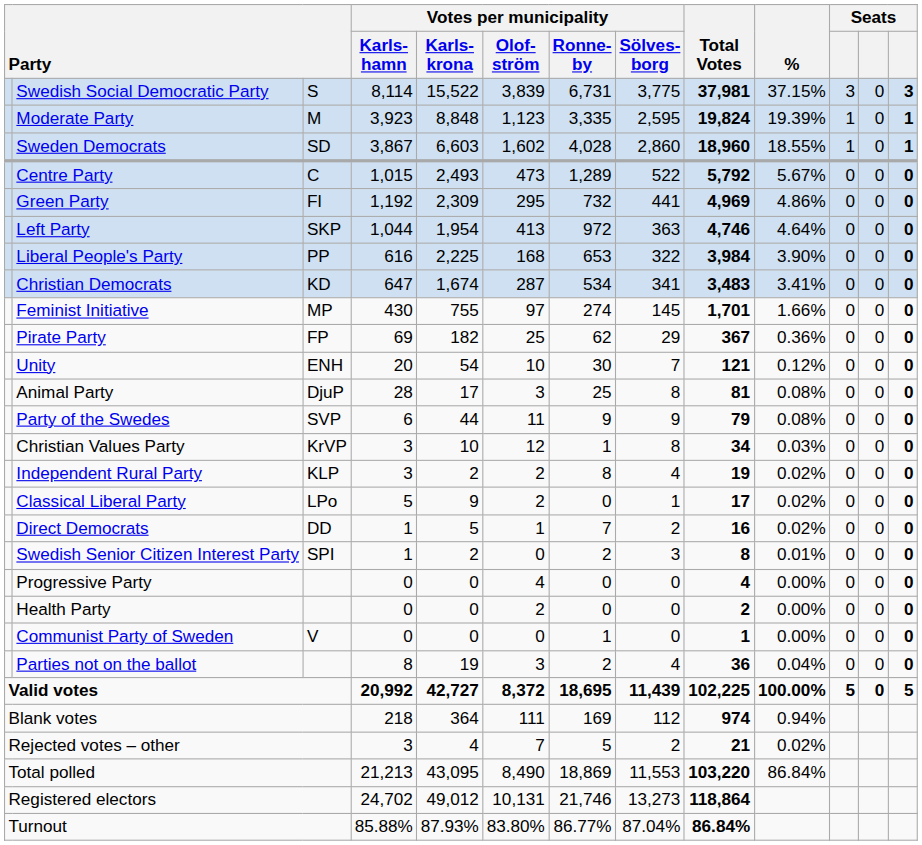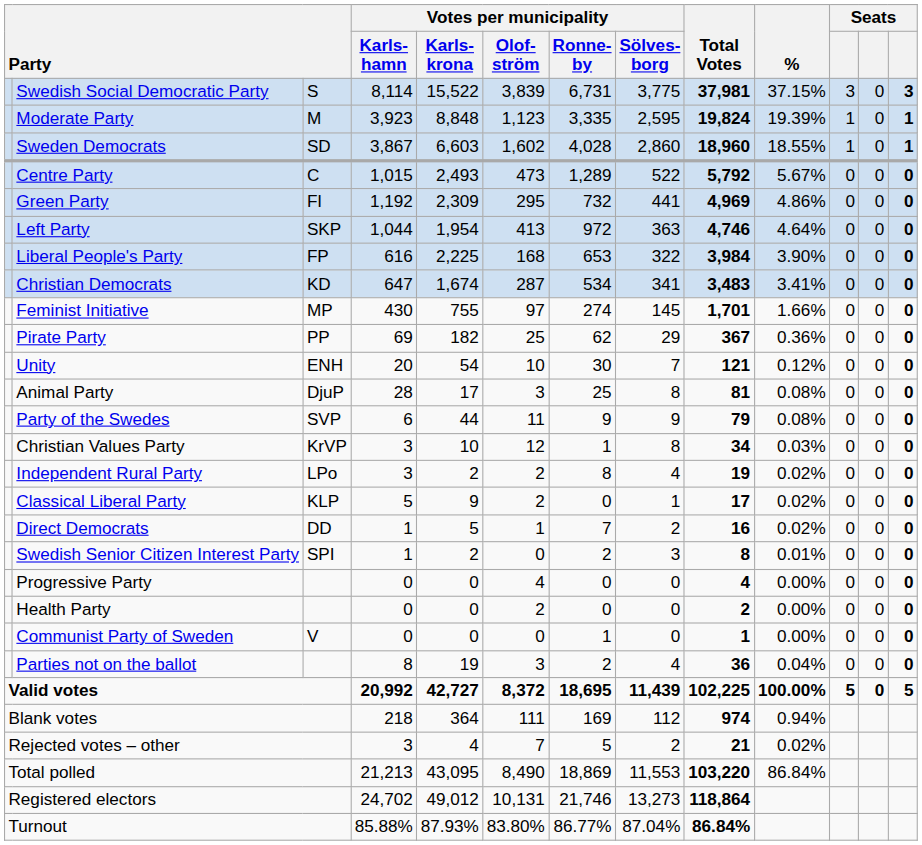(318, 256) PP -> (318, 256) FP
(318, 338) FP -> (318, 338) PP
(323, 473) KLP -> (322, 473) LPo
(322, 501) LPo -> (323, 501) KLP
